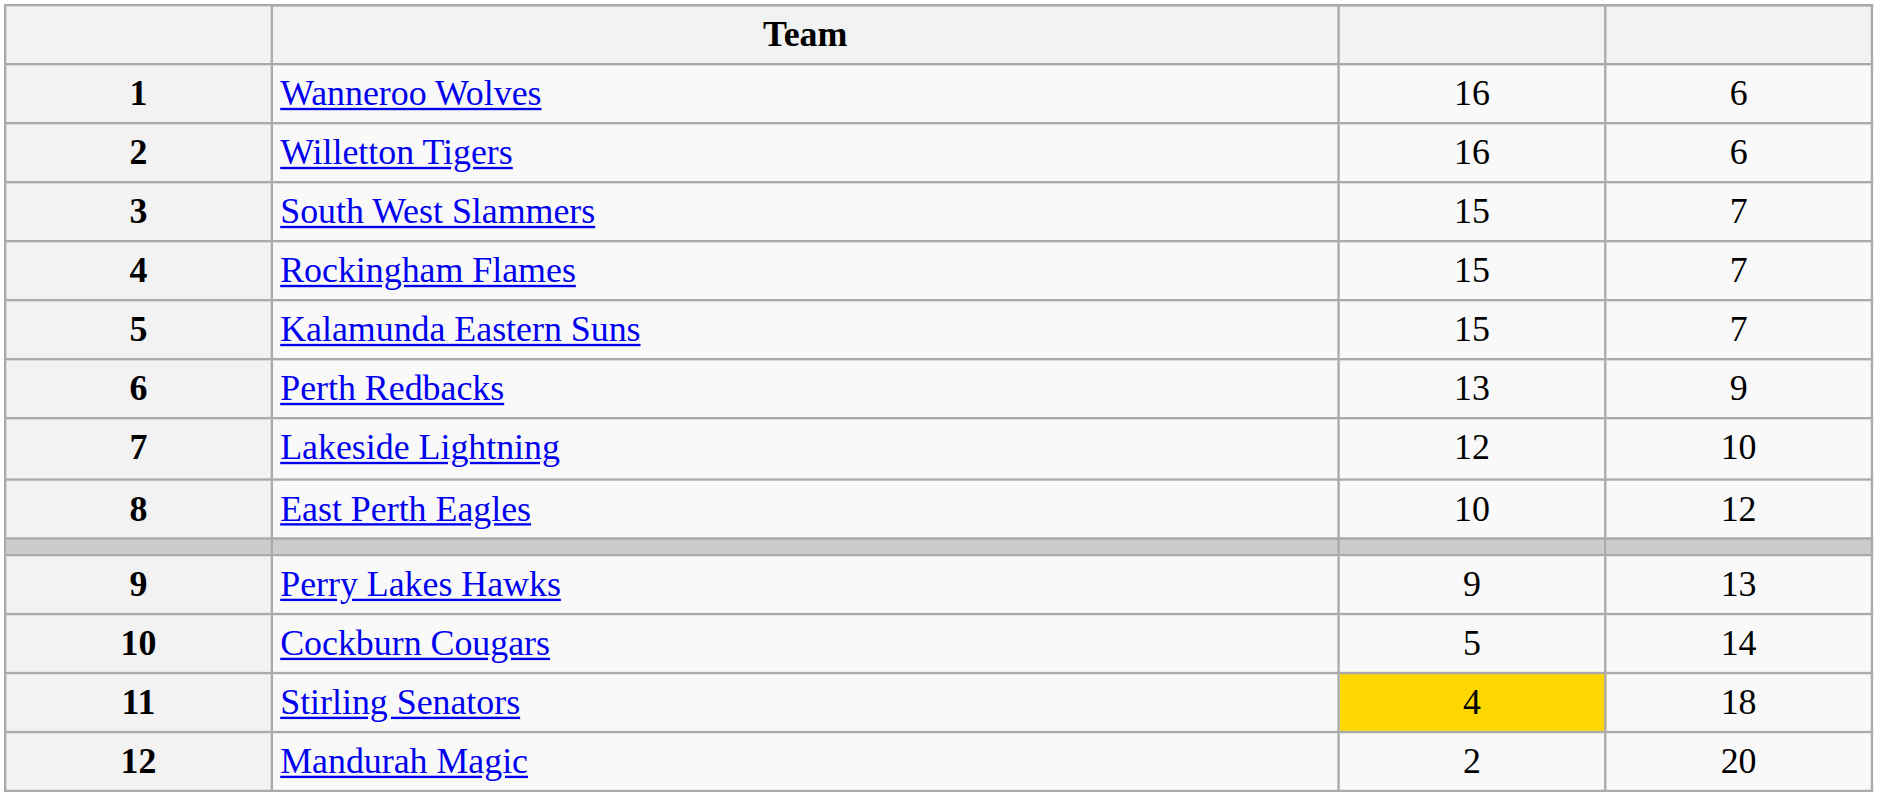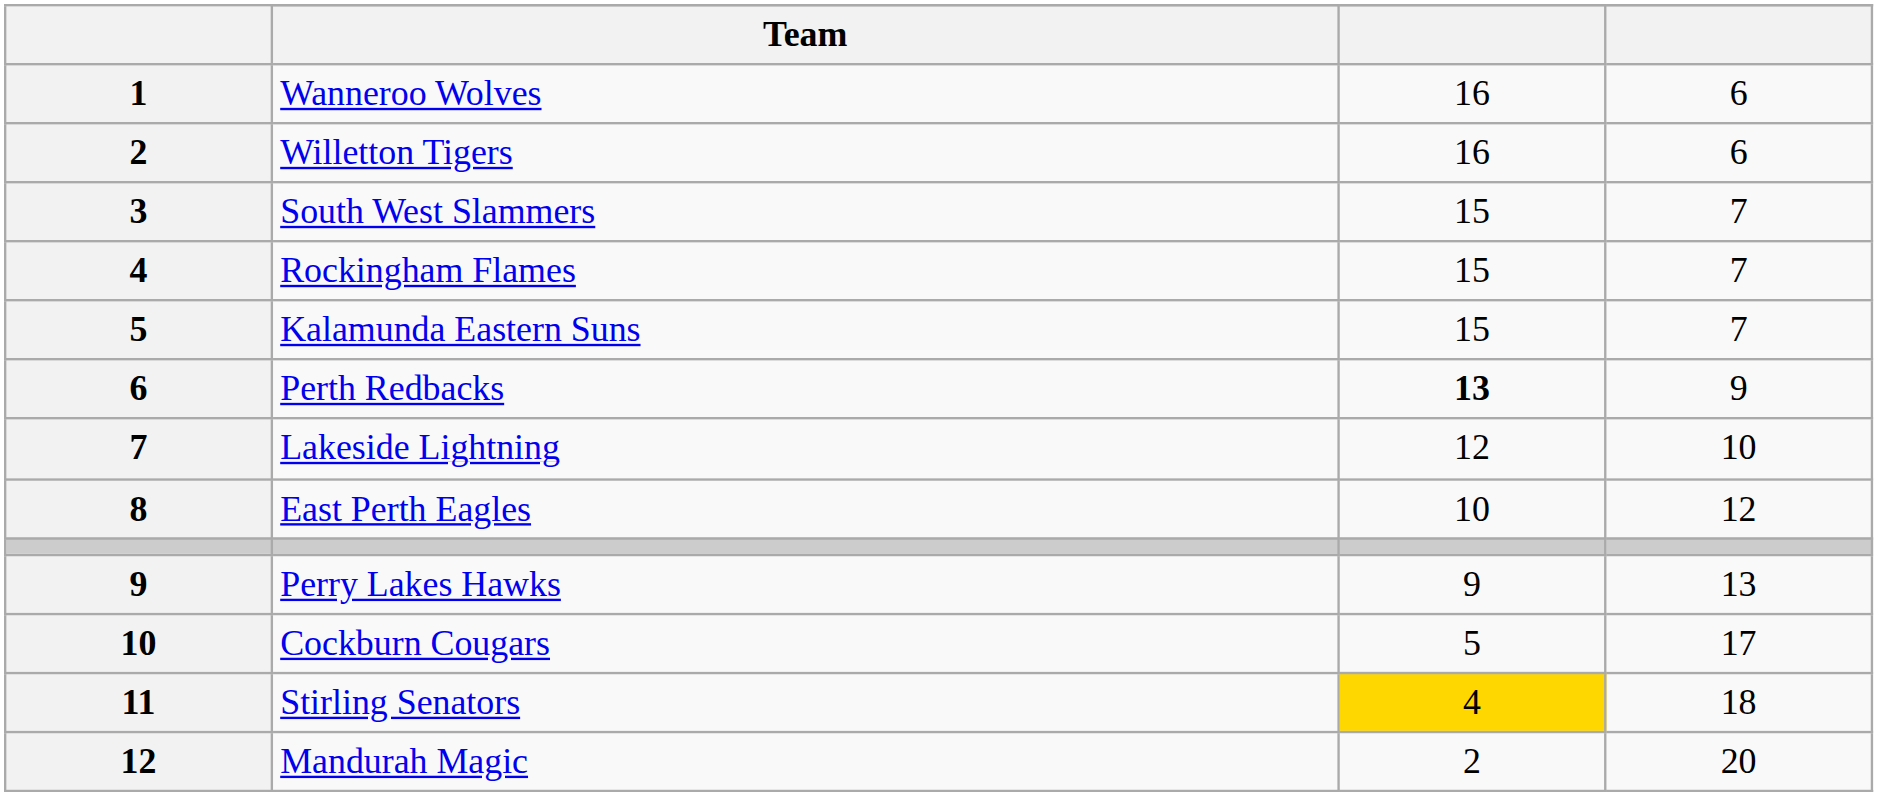(1472, 389) normal -> (1472, 389) bold
(1739, 642) 14 -> (1739, 642) 17
